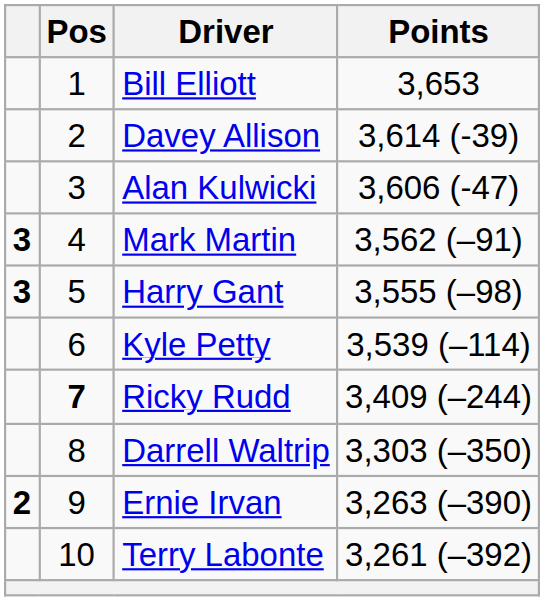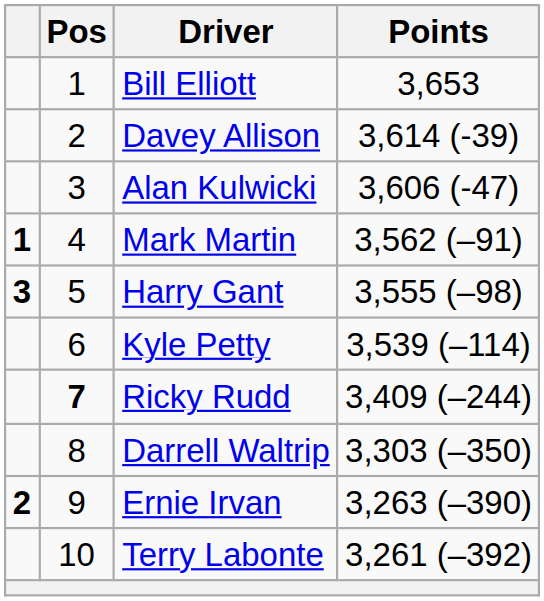(22, 240) 3 -> (22, 240) 1
